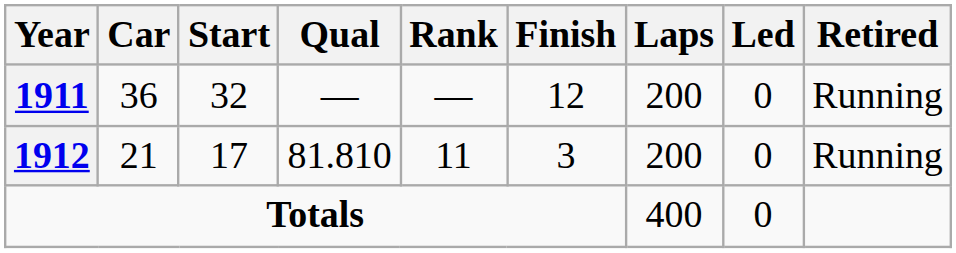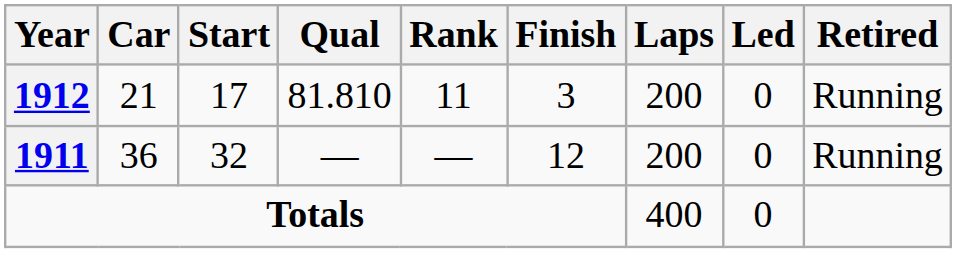rows swapped: (52, 94) <-> (52, 154)
